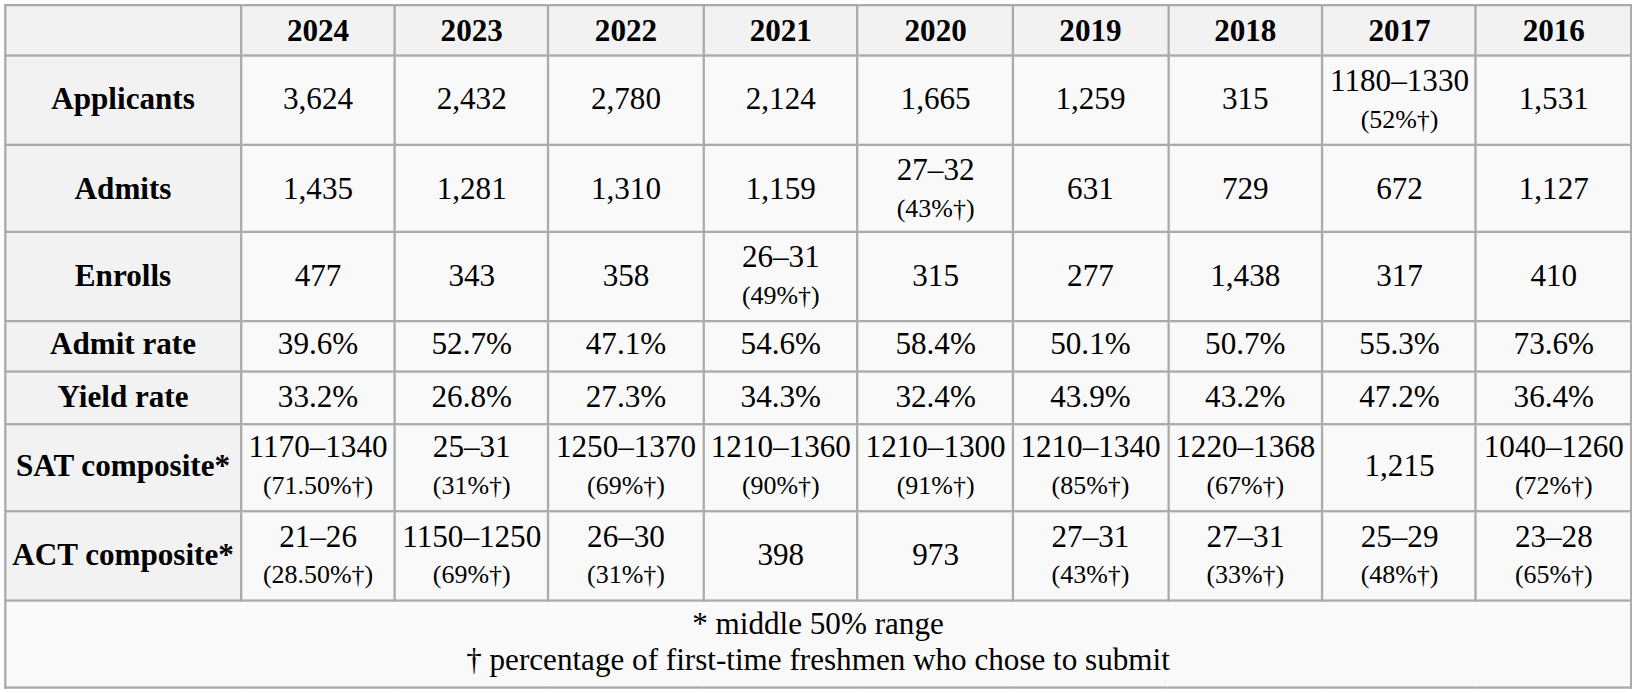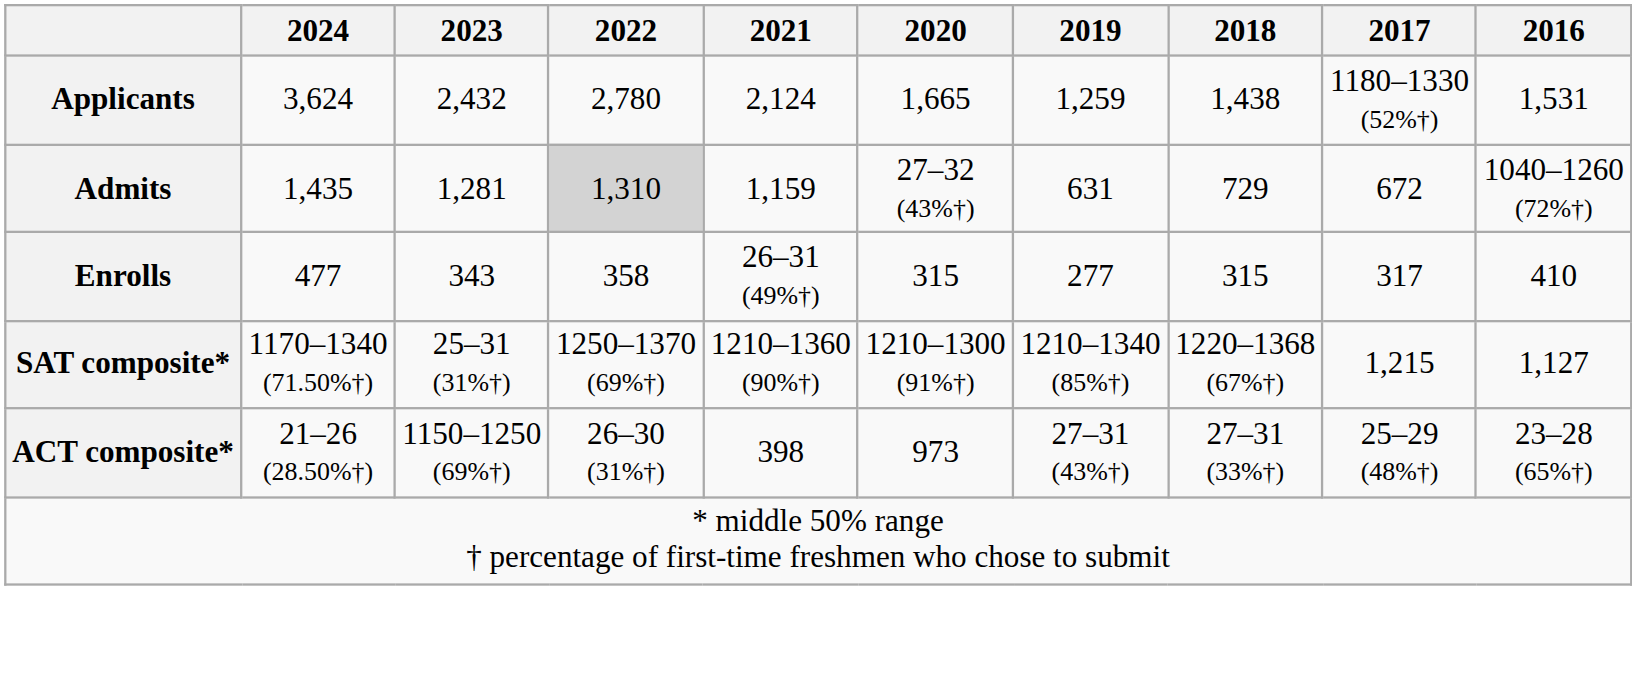(1245, 99) 315 -> (1245, 99) 1,438
(626, 187) no background -> (626, 187) lightgrey background
(1554, 187) 1,127 -> (1554, 186) 1040–1260 (72%†)
(1245, 275) 1,438 -> (1245, 275) 315
- row: (123, 345)
- row: (123, 397)
(1554, 465) 1040–1260 (72%†) -> (1554, 363) 1,127
